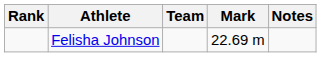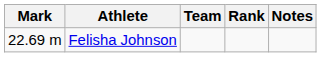columns swapped: (26, 16) <-> (238, 16)
